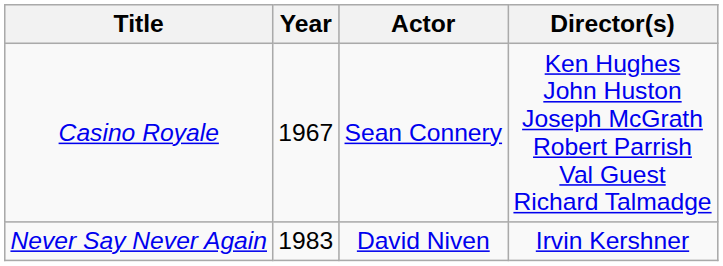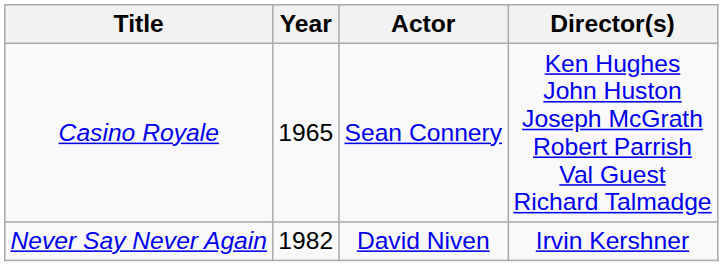(306, 132) 1967 -> (306, 132) 1965
(306, 240) 1983 -> (306, 240) 1982
